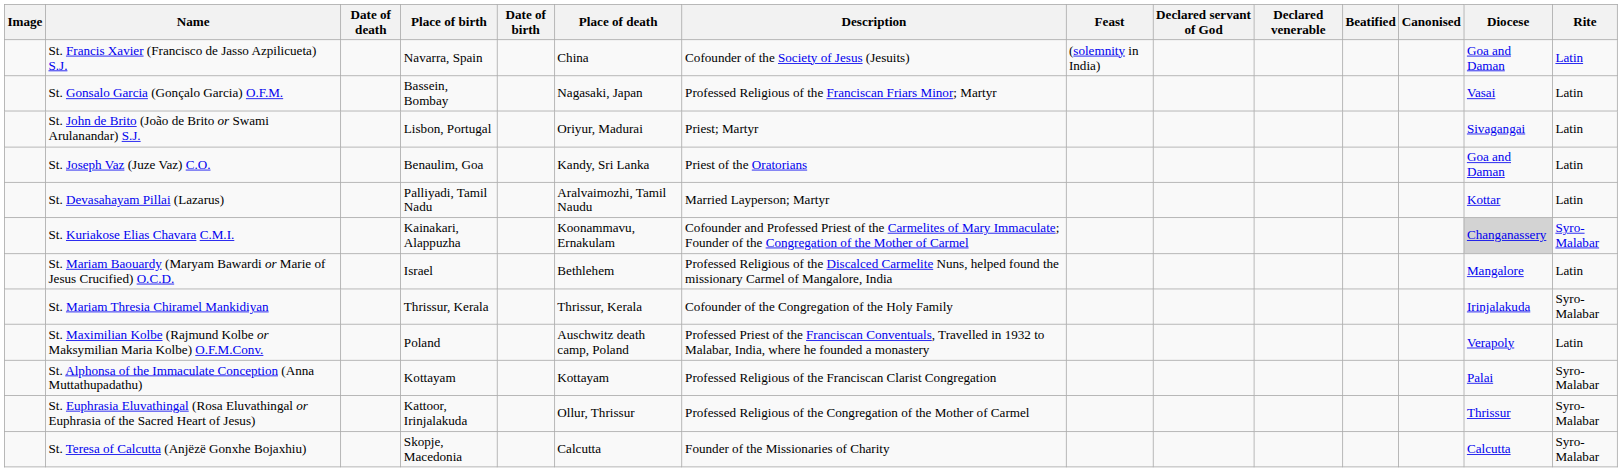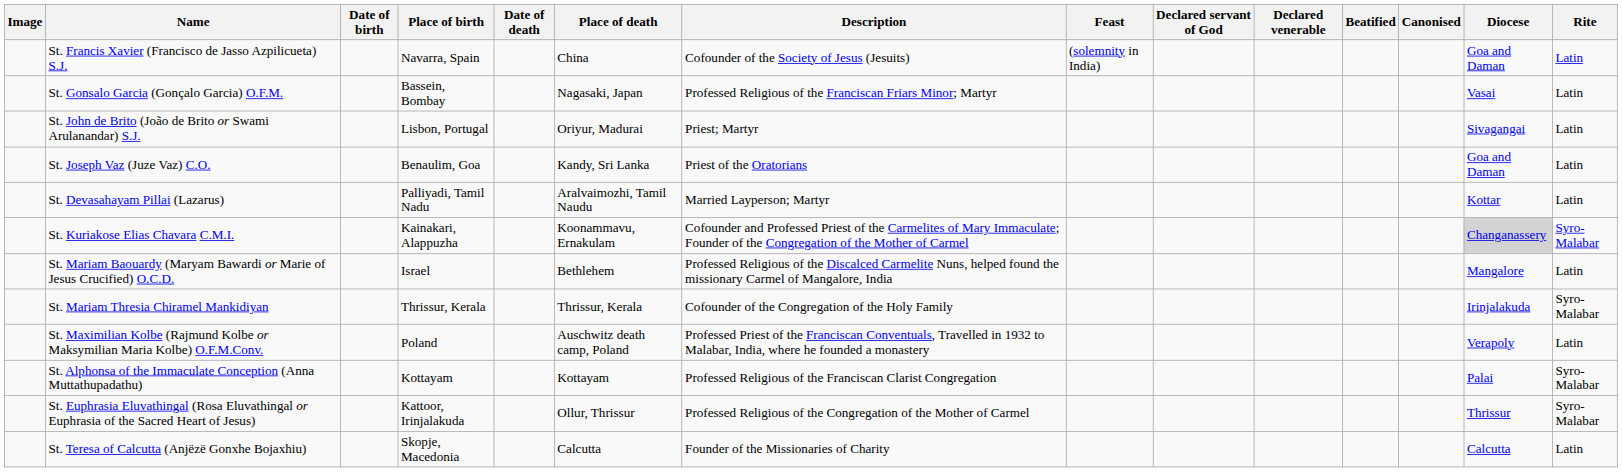columns swapped: (526, 22) <-> (371, 22)
(1577, 449) Syro-Malabar -> (1569, 449) Latin
